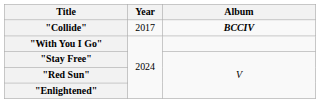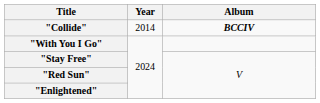(145, 28) 2017 -> (145, 28) 2014
